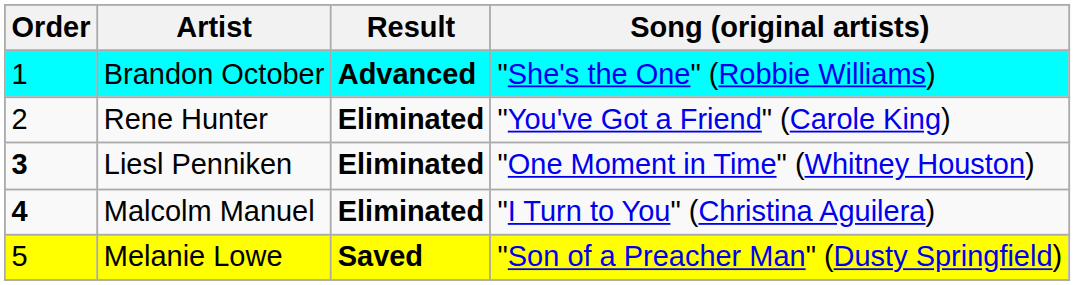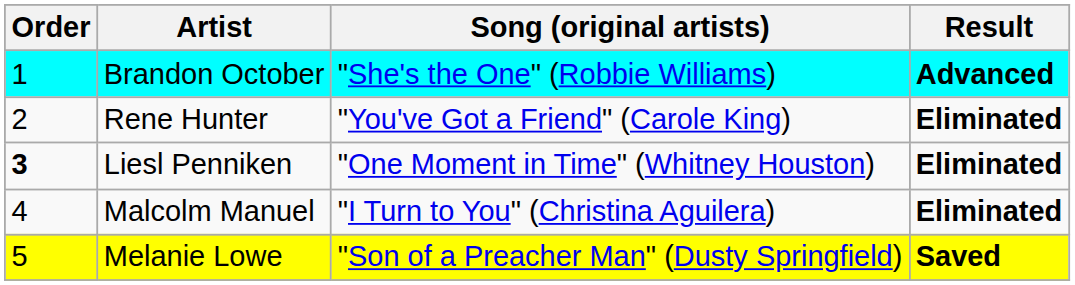columns swapped: (780, 27) <-> (411, 27)
(20, 211) bold -> (20, 211) normal
